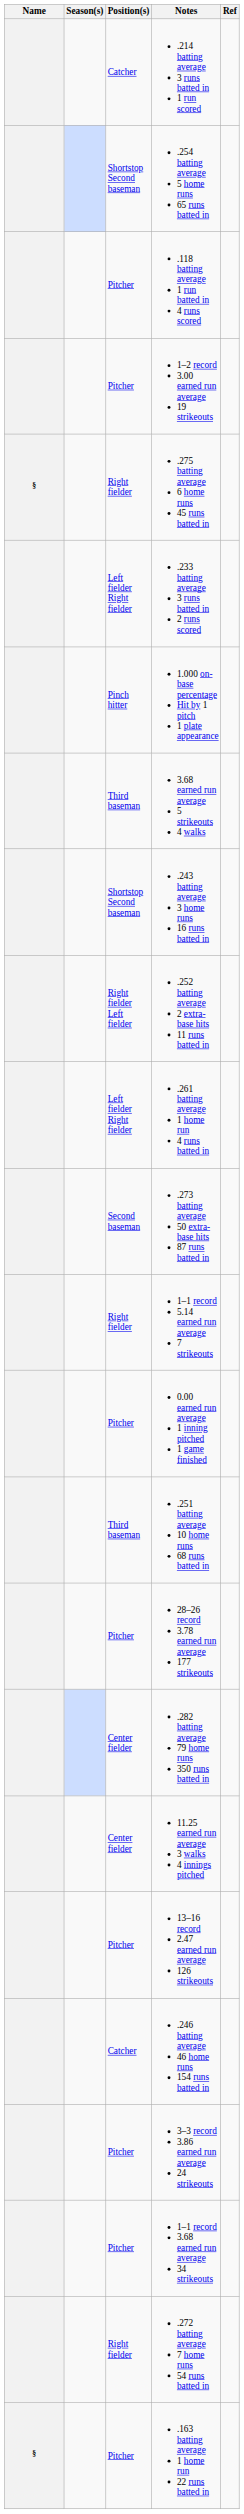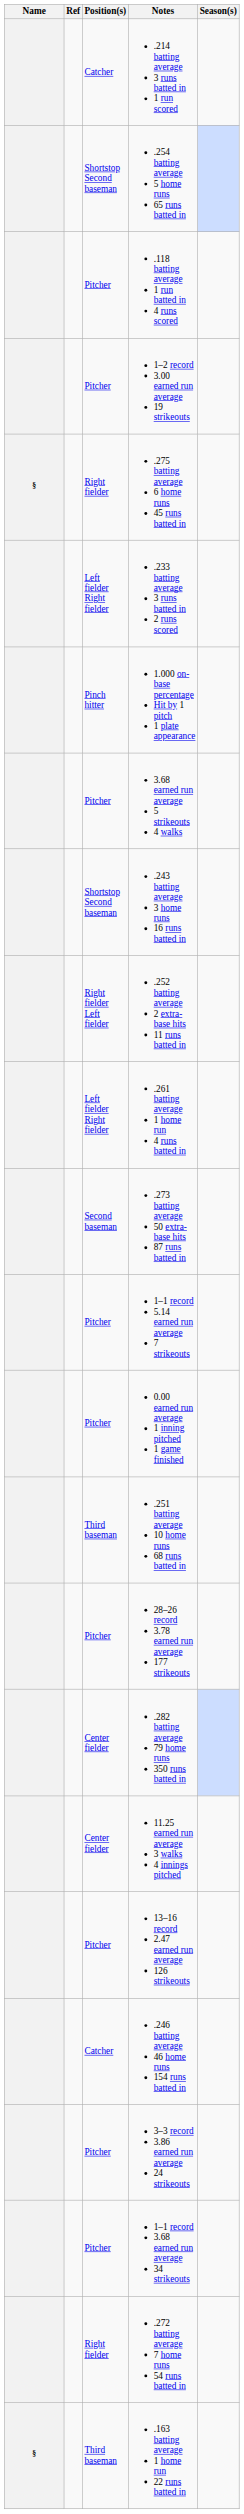columns swapped: (85, 11) <-> (230, 11)
(124, 801) Third baseman -> (98, 801) Pitcher
(120, 1322) Right fielder -> (98, 1322) Pitcher
(121, 2455) Pitcher -> (101, 2455) Third baseman
